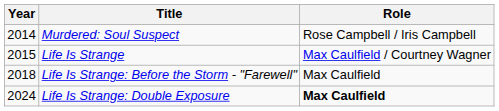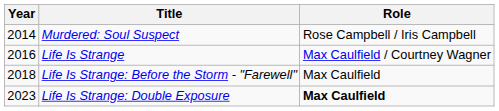(22, 55) 2015 -> (22, 55) 2016
(22, 95) 2024 -> (22, 95) 2023
